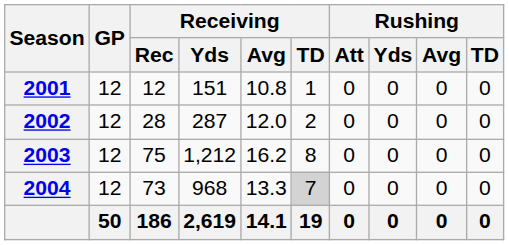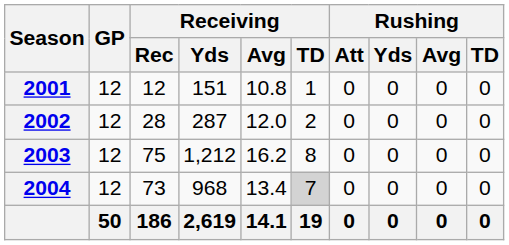(266, 188) 13.3 -> (266, 188) 13.4
